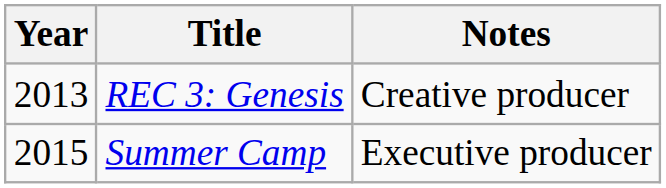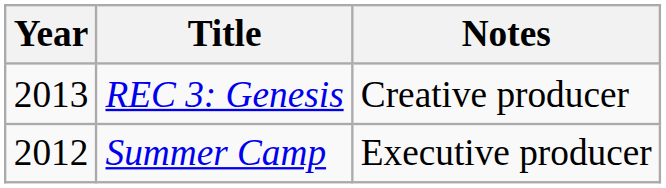(51, 152) 2015 -> (51, 152) 2012
